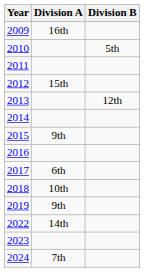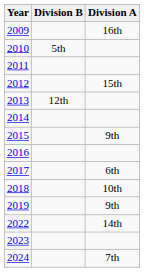columns swapped: (58, 13) <-> (112, 13)
